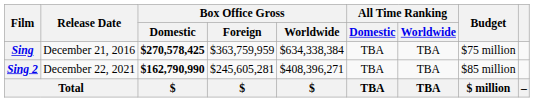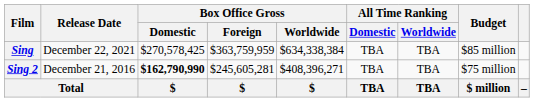(89, 50) December 21, 2016 -> (89, 50) December 22, 2021
(173, 50) bold -> (173, 50) normal
(488, 50) $75 million -> (488, 50) $85 million
(89, 69) December 22, 2021 -> (89, 69) December 21, 2016
(488, 69) $85 million -> (488, 69) $75 million
